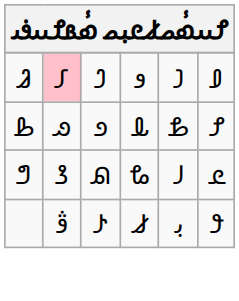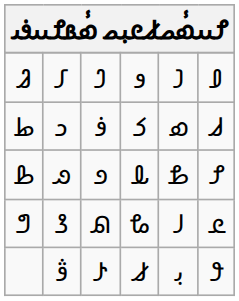(62, 78) pink background -> (62, 78) no background
+ row: (24, 127)
